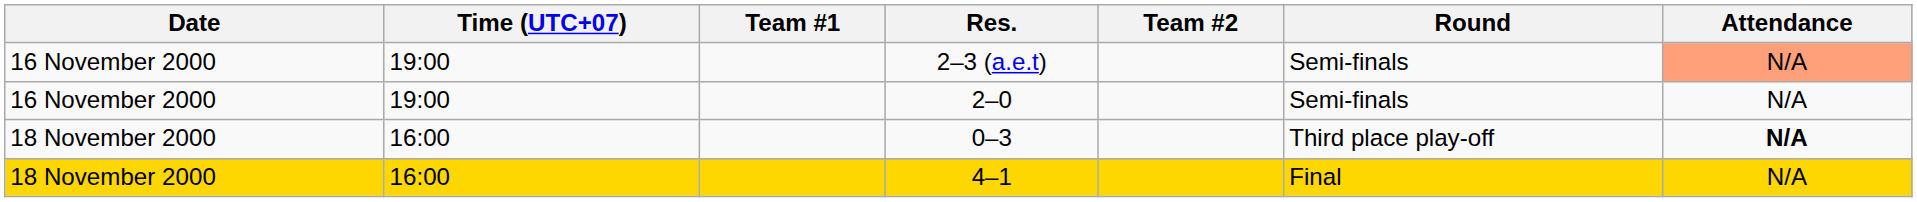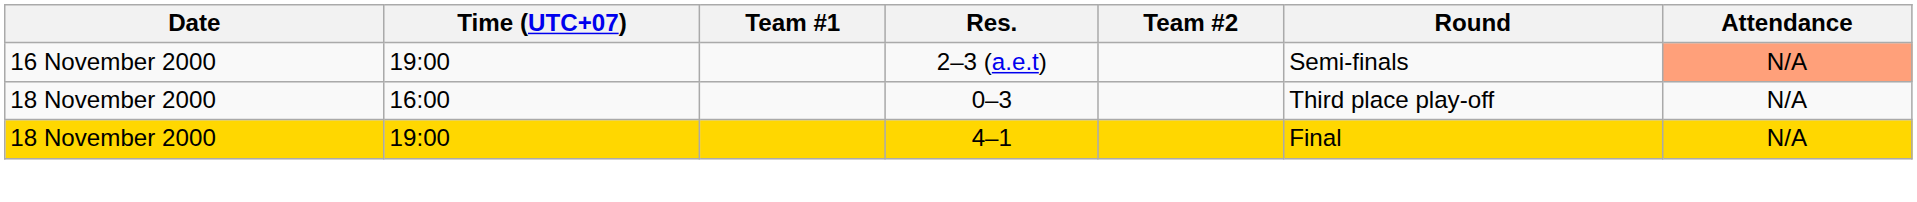- row: (992, 100)
(1787, 138) bold -> (1787, 100) normal
(420, 176) 16:00 -> (420, 138) 19:00
